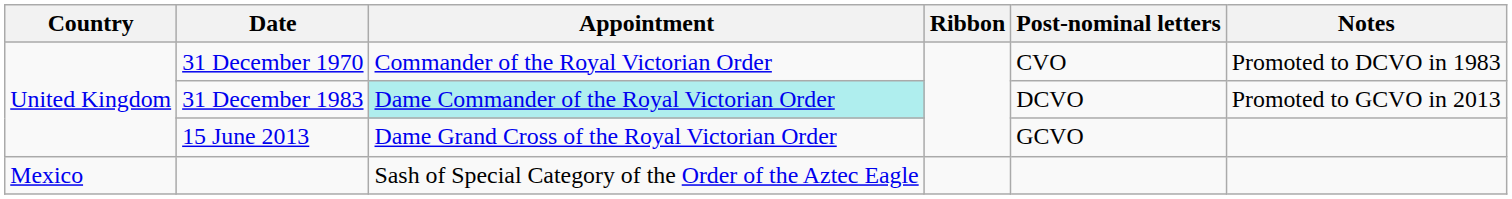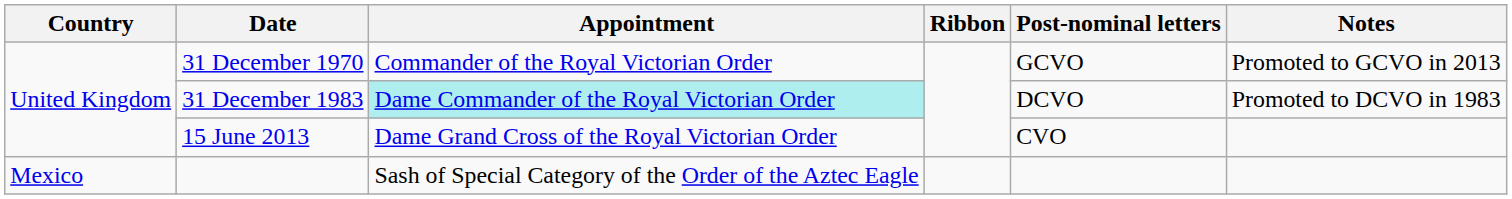(1041, 61) CVO -> (1050, 61) GCVO
(1366, 61) Promoted to DCVO in 1983 -> (1366, 61) Promoted to GCVO in 2013
(1366, 99) Promoted to GCVO in 2013 -> (1366, 99) Promoted to DCVO in 1983
(1050, 136) GCVO -> (1041, 136) CVO
